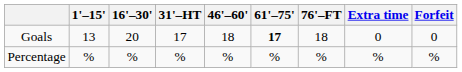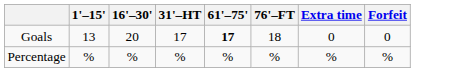- column: (228, 15)
